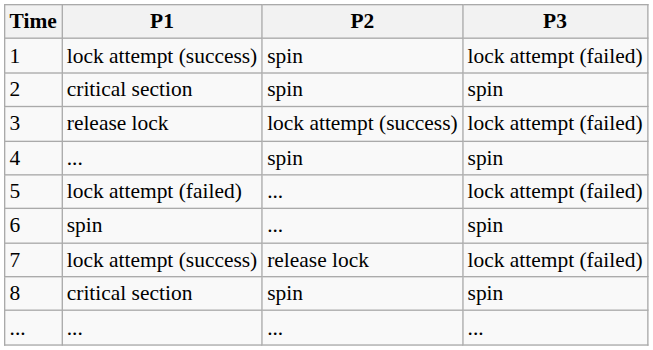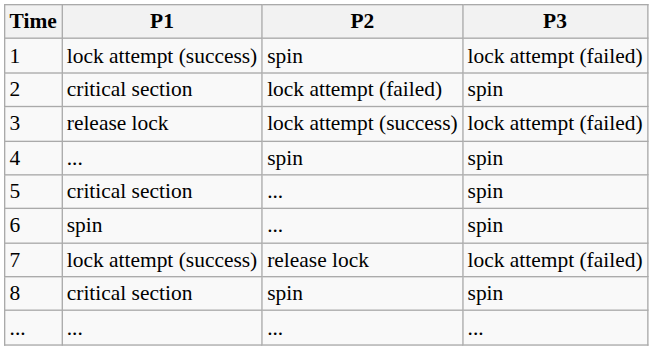(285, 89) spin -> (355, 89) lock attempt (failed)
(154, 191) lock attempt (failed) -> (130, 191) critical section
(555, 191) lock attempt (failed) -> (485, 191) spin
